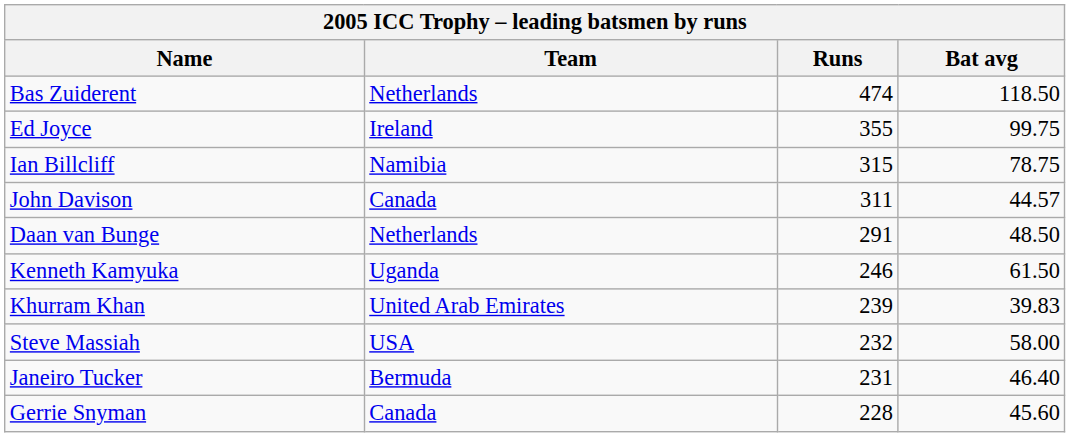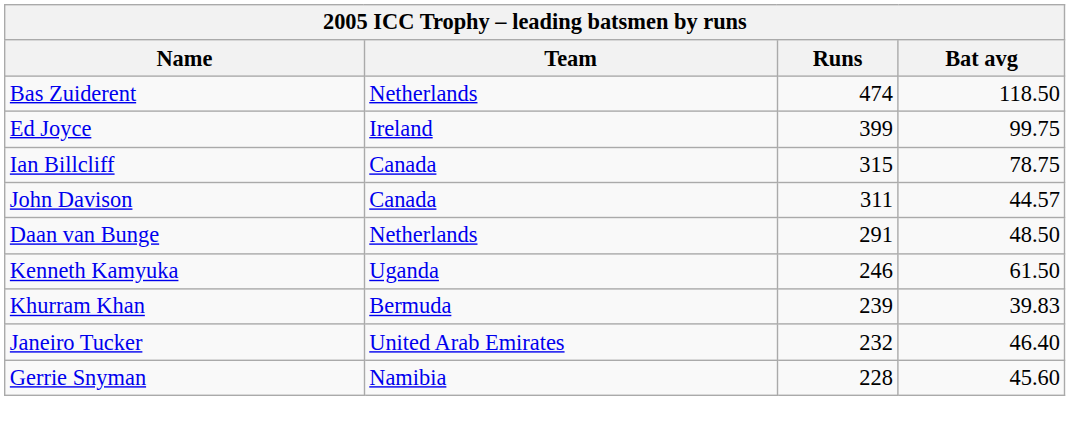(876, 128) 355 -> (876, 128) 399
(408, 164) Namibia -> (403, 164) Canada
(467, 306) United Arab Emirates -> (410, 306) Bermuda
- row: (75, 341)
(410, 377) Bermuda -> (467, 341) United Arab Emirates
(876, 377) 231 -> (876, 341) 232
(403, 413) Canada -> (408, 377) Namibia
